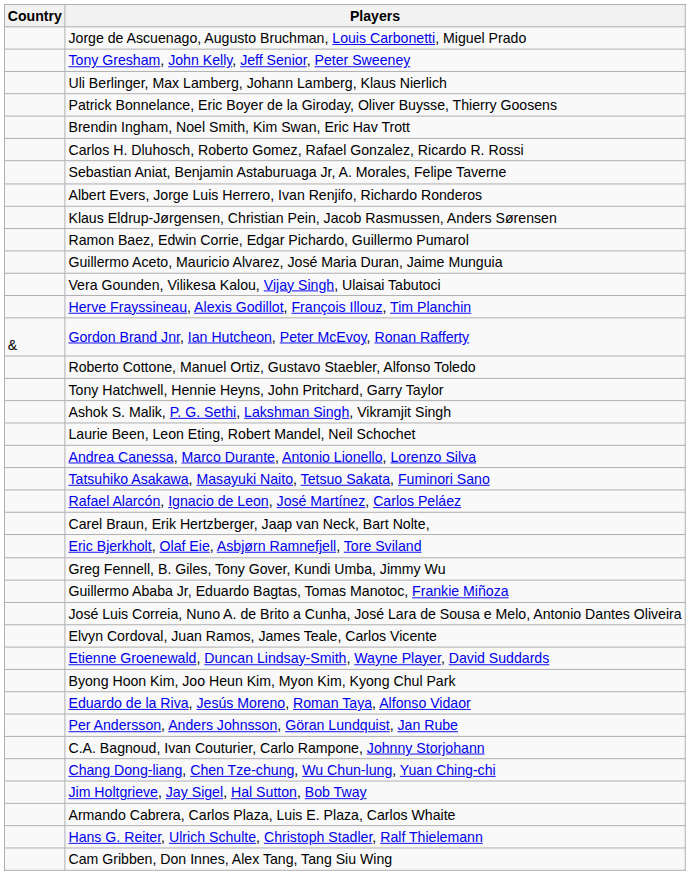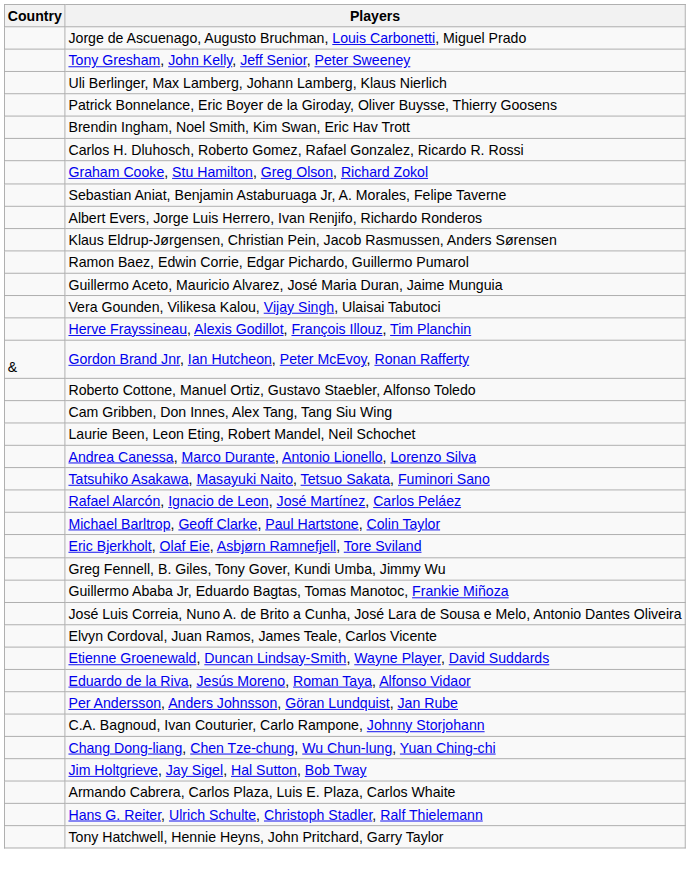+ row: (248, 172)
rows swapped: (230, 860) <-> (256, 390)
- row: (260, 412)
- row: (249, 524)
+ row: (254, 524)
- row: (262, 681)
